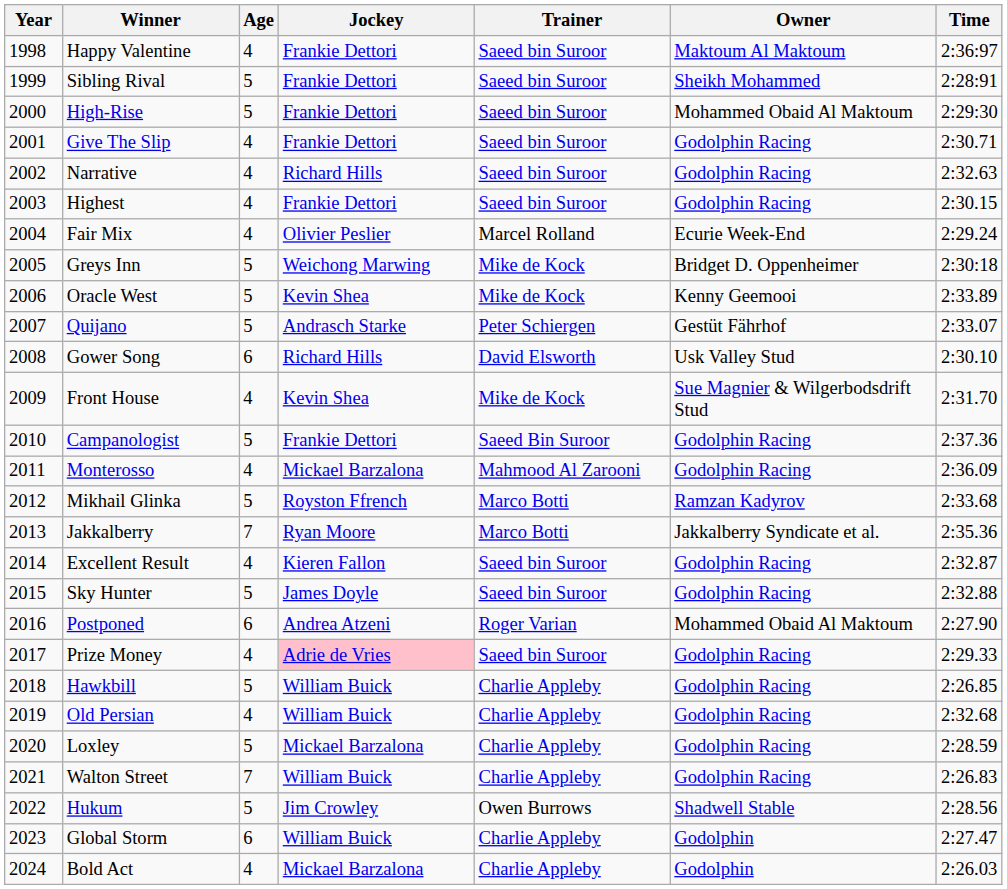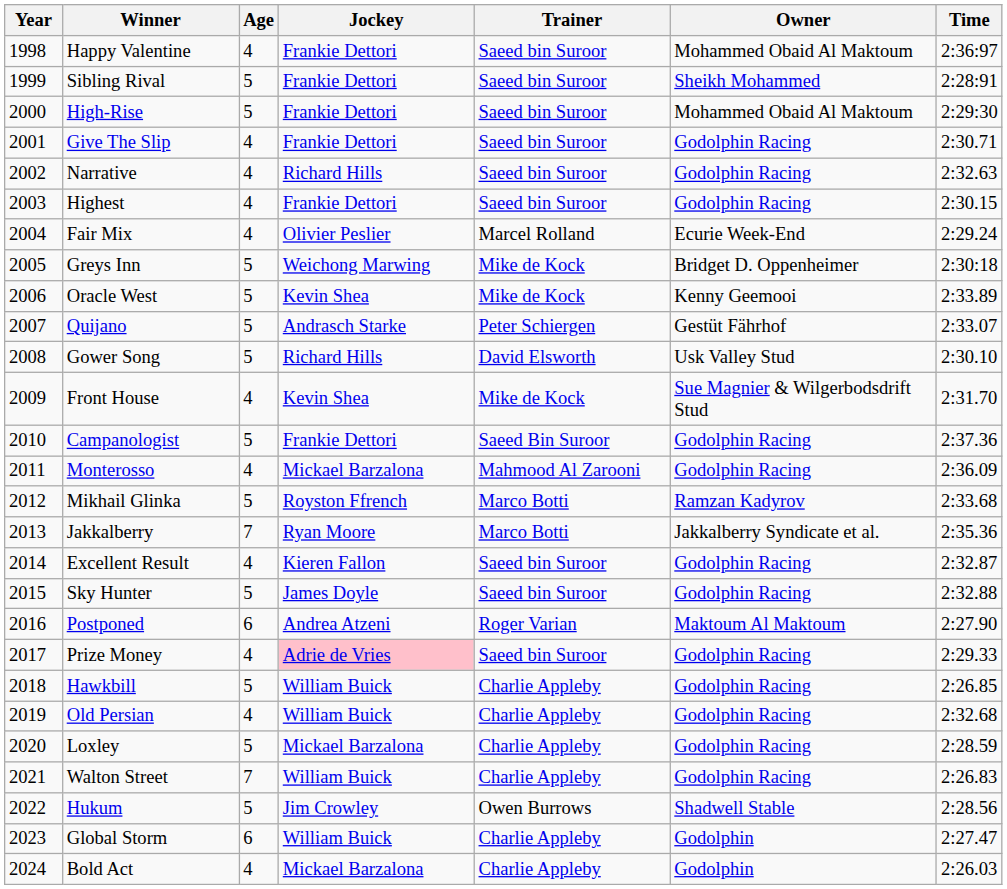(760, 50) Maktoum Al Maktoum -> (794, 50) Mohammed Obaid Al Maktoum
(248, 357) 6 -> (248, 357) 5
(794, 624) Mohammed Obaid Al Maktoum -> (760, 624) Maktoum Al Maktoum
